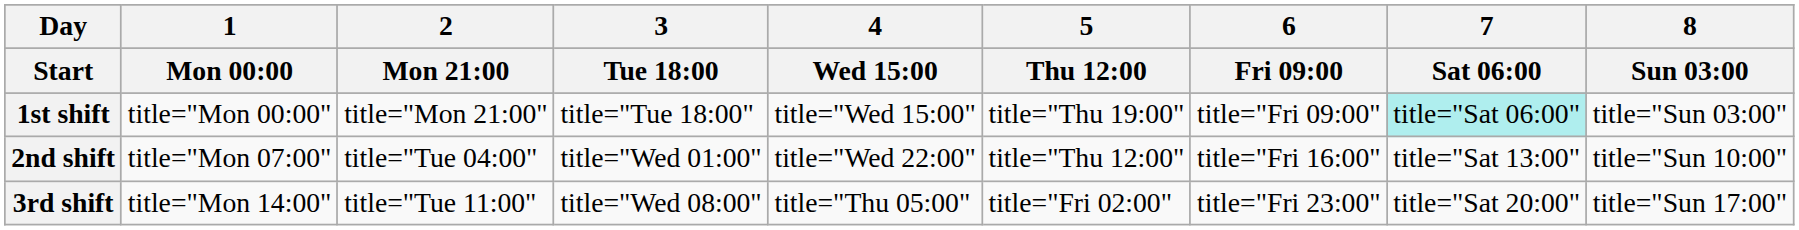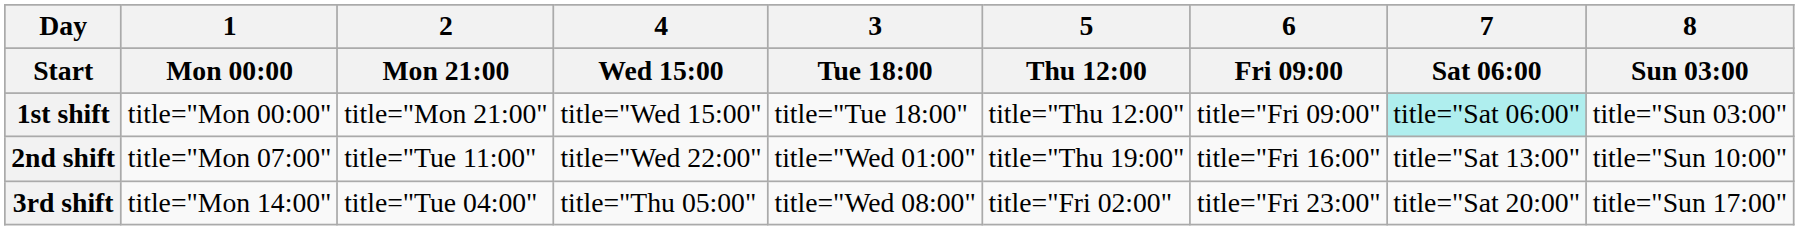columns swapped: (661, 70) <-> (875, 70)
(1086, 114) title="Thu 19:00" -> (1086, 114) title="Thu 12:00"
(441, 158) title="Tue 04:00" -> (440, 158) title="Tue 11:00"
(1086, 158) title="Thu 12:00" -> (1086, 158) title="Thu 19:00"
(440, 202) title="Tue 11:00" -> (441, 202) title="Tue 04:00"
